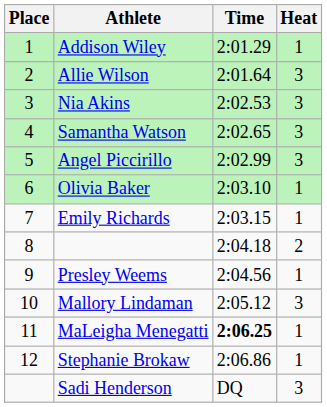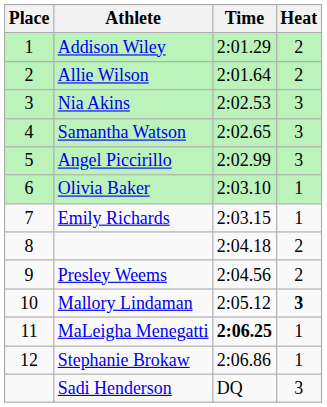(299, 47) 1 -> (299, 47) 2
(299, 75) 3 -> (299, 75) 2
(299, 274) 1 -> (299, 274) 2
(299, 302) normal -> (299, 302) bold
